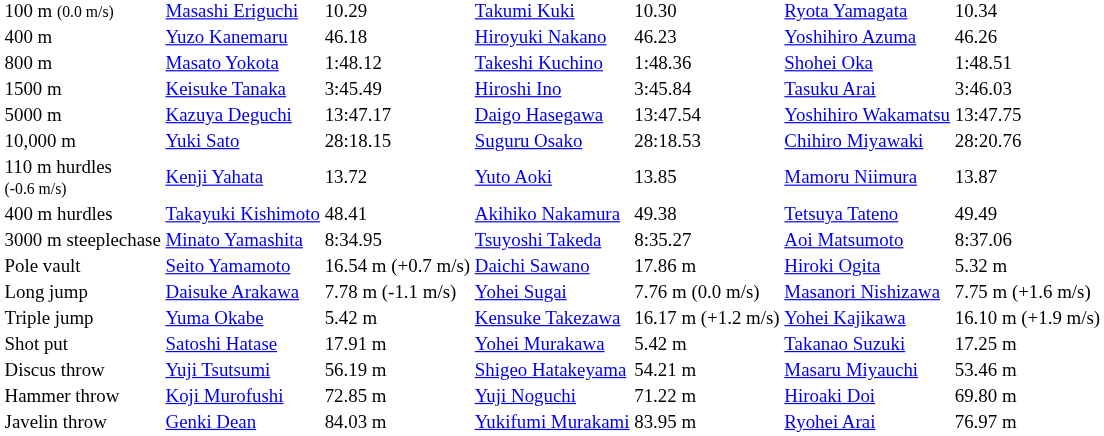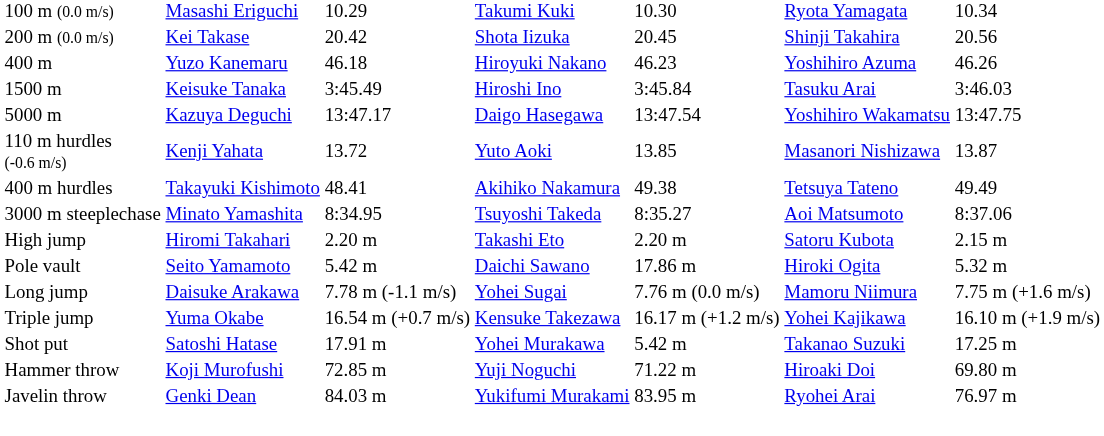+ row: (59, 37)
- row: (28, 62)
- row: (40, 140)
(851, 177) Mamoru Niimura -> (862, 151) Masanori Nishizawa
+ row: (45, 239)
(397, 265) 16.54 m (+0.7 m/s) -> (351, 265) 5.42 m
(862, 291) Masanori Nishizawa -> (851, 291) Mamoru Niimura
(351, 317) 5.42 m -> (397, 317) 16.54 m (+0.7 m/s)
- row: (55, 369)
